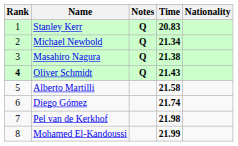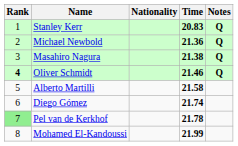columns swapped: (208, 12) <-> (143, 12)
(170, 42) 21.34 -> (192, 42) 21.36
(170, 73) 21.43 -> (192, 73) 21.46
(18, 118) no background -> (18, 118) lightgreen background
(170, 118) 21.98 -> (192, 118) 21.78
